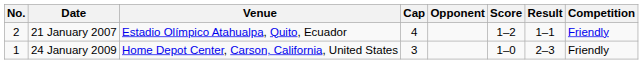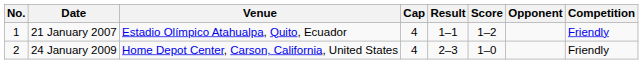columns swapped: (458, 13) <-> (545, 13)
(16, 31) 2 -> (16, 31) 1
(16, 50) 1 -> (16, 50) 2
(414, 50) 3 -> (414, 50) 4
